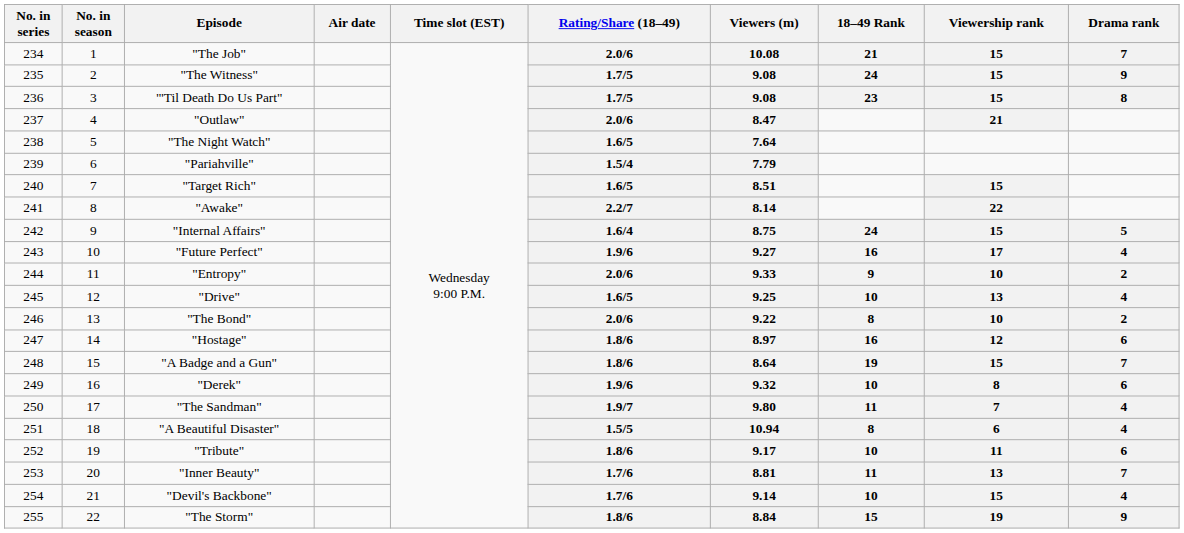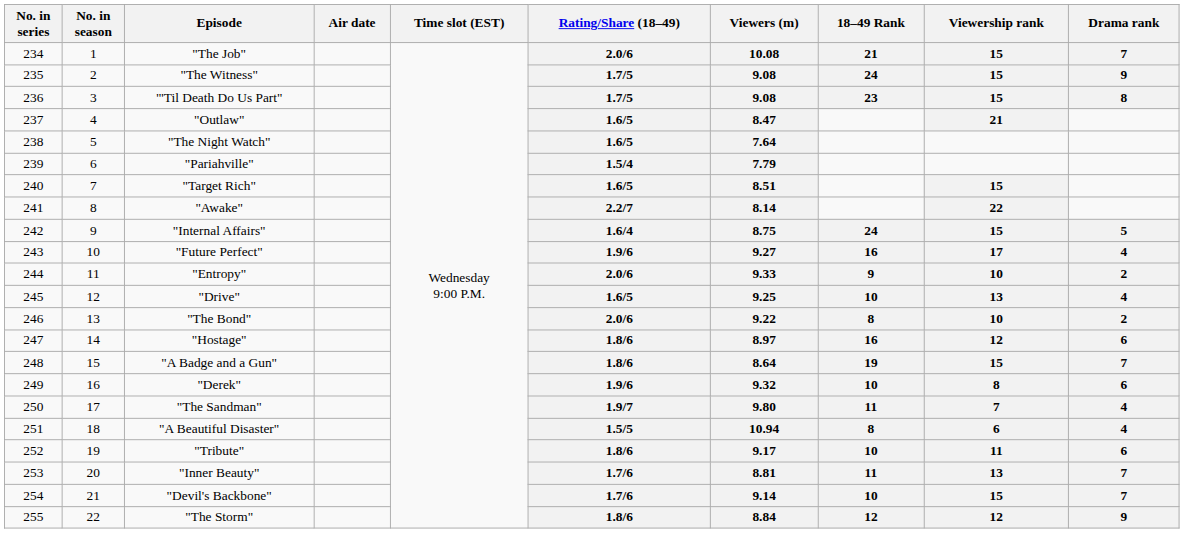(619, 120) 2.0/6 -> (619, 120) 1.6/5
(1124, 495) 4 -> (1124, 495) 7
(871, 517) 15 -> (871, 517) 12
(996, 517) 19 -> (996, 517) 12
